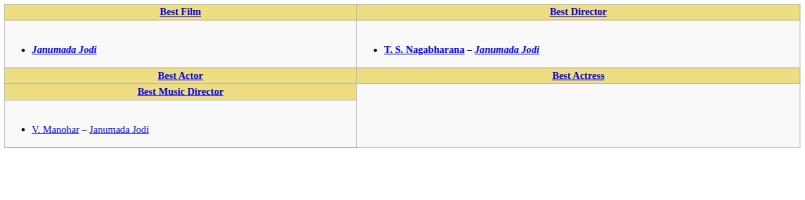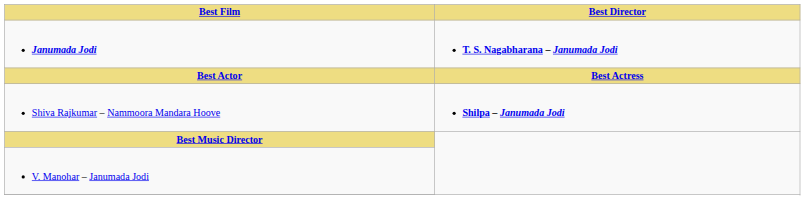+ row: (220, 113)
